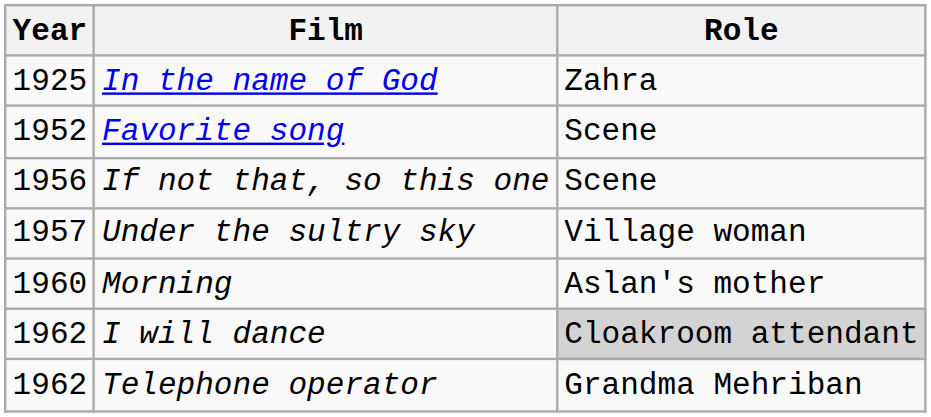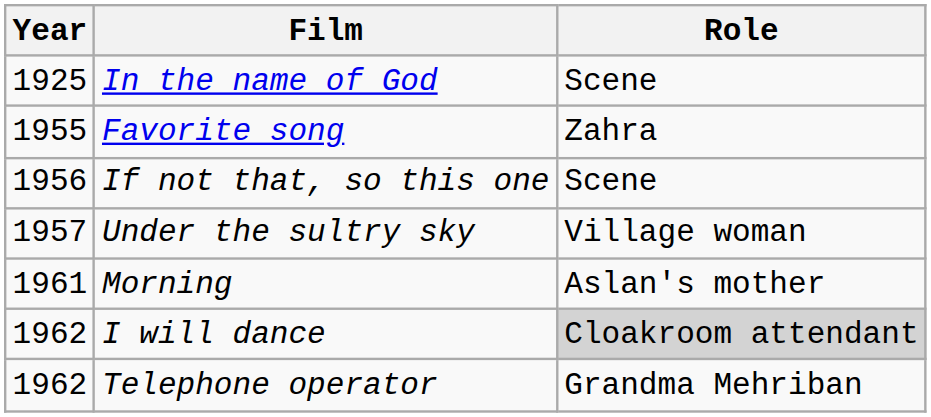(611, 81) Zahra -> (611, 81) Scene
(50, 132) 1952 -> (50, 132) 1955
(611, 132) Scene -> (611, 132) Zahra
(50, 284) 1960 -> (50, 284) 1961
